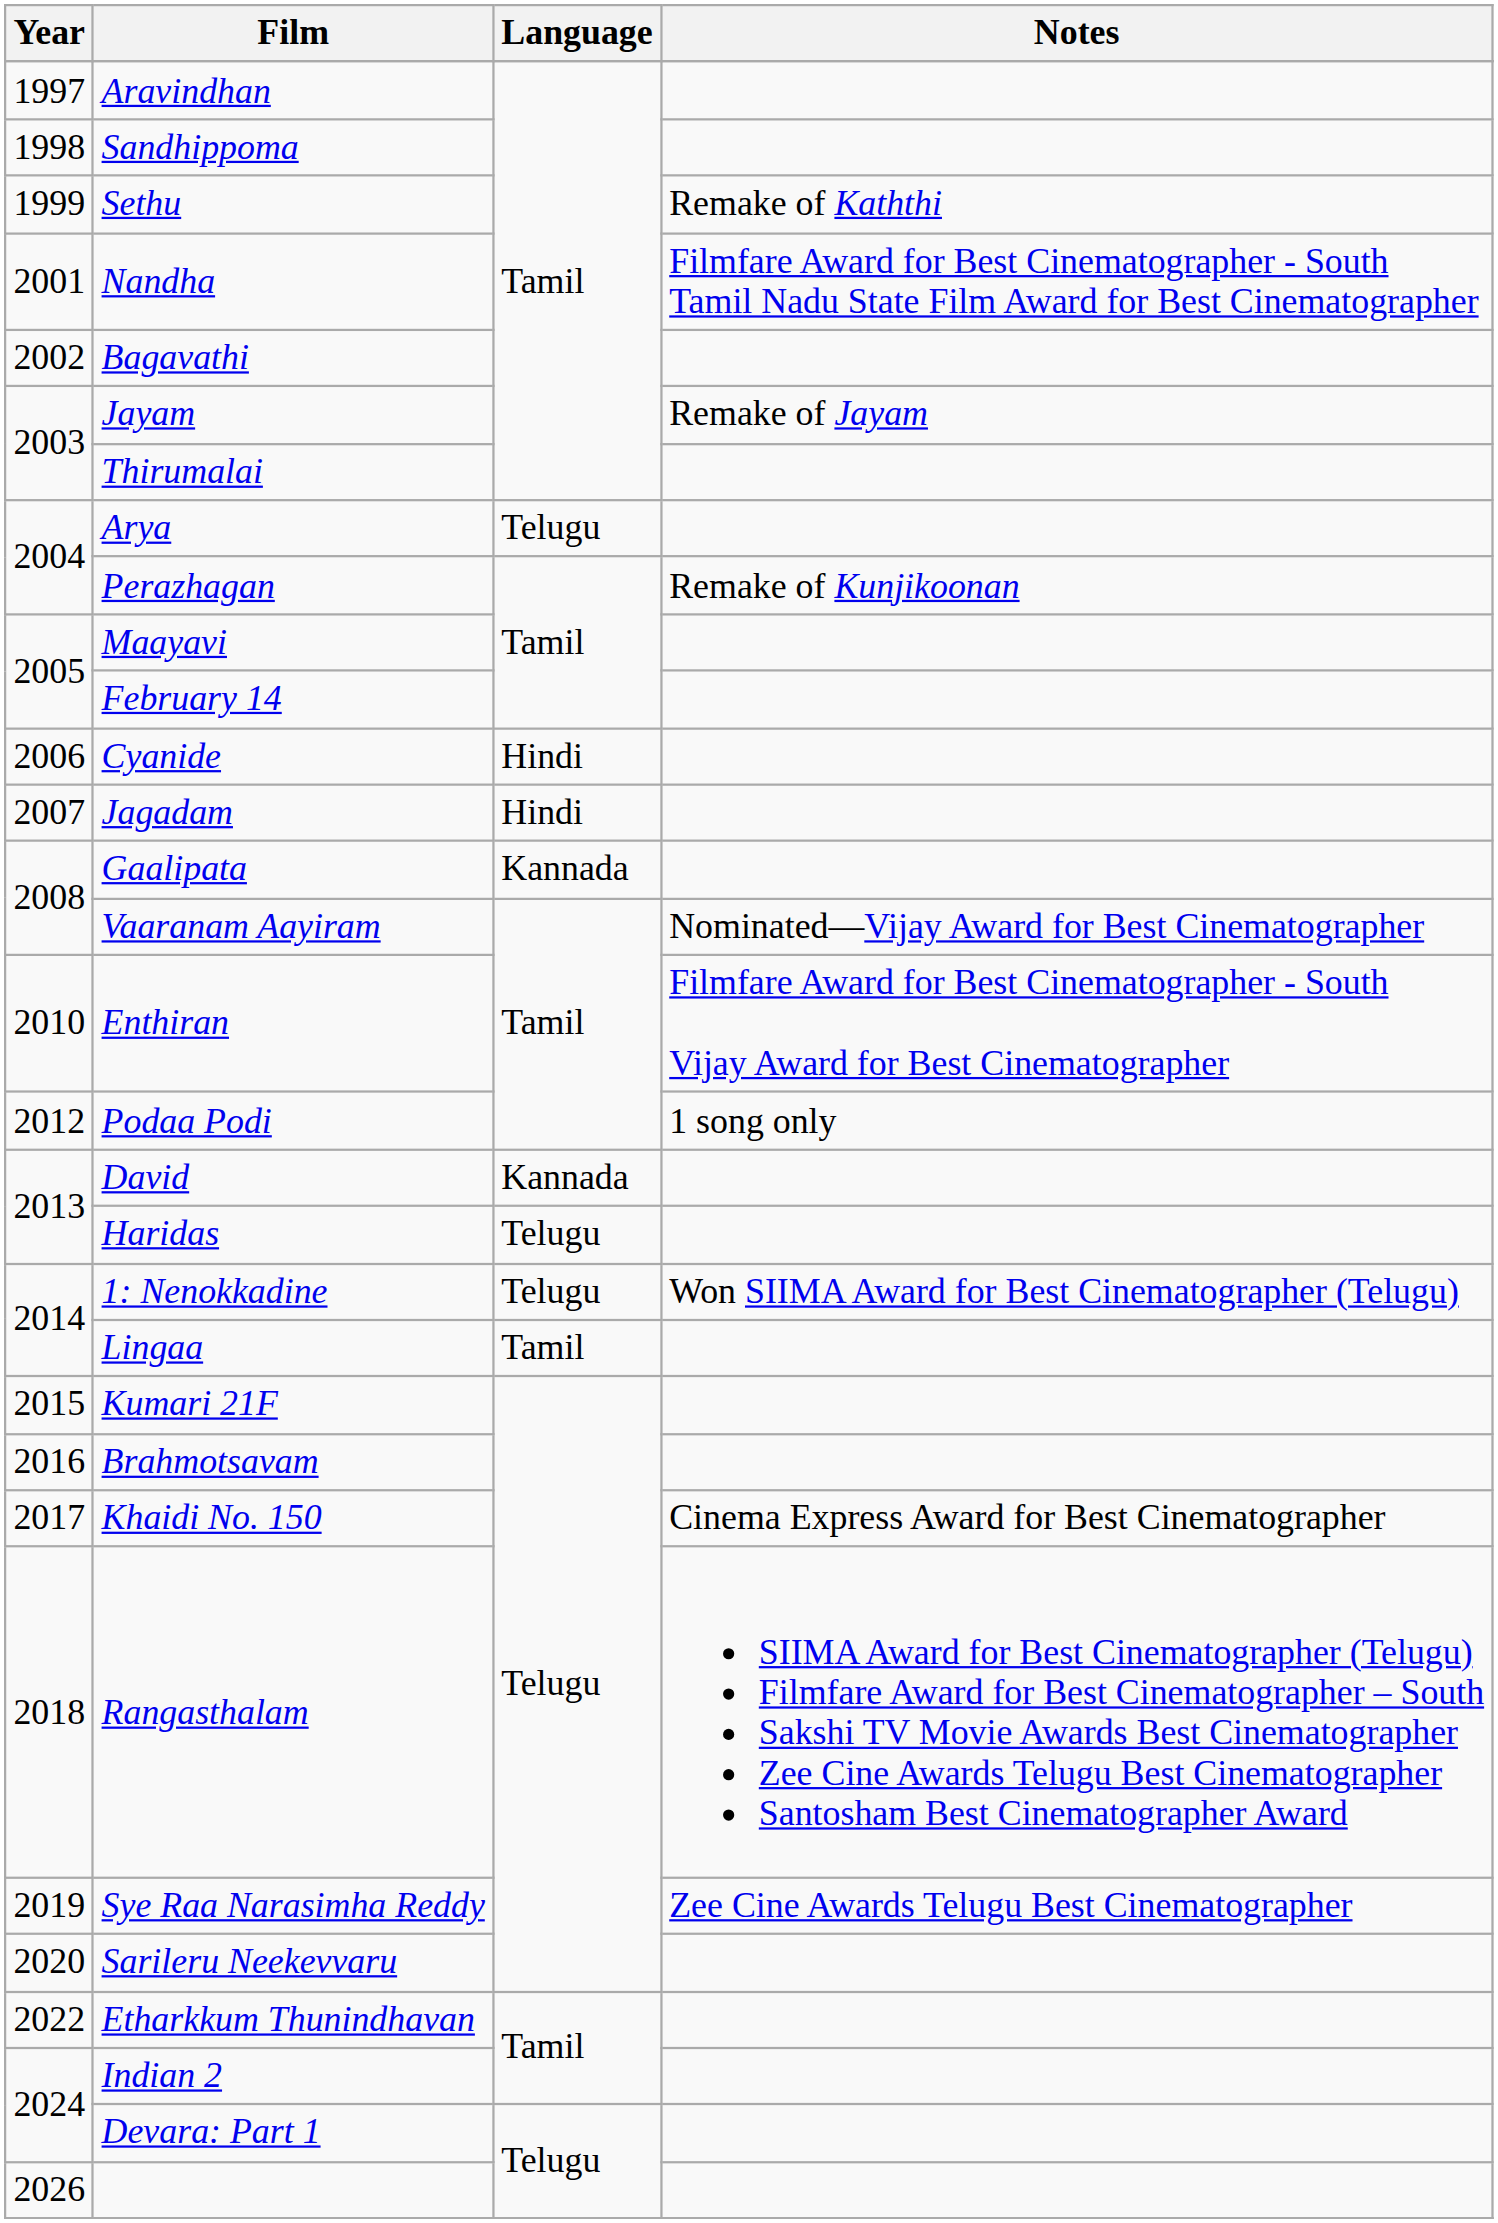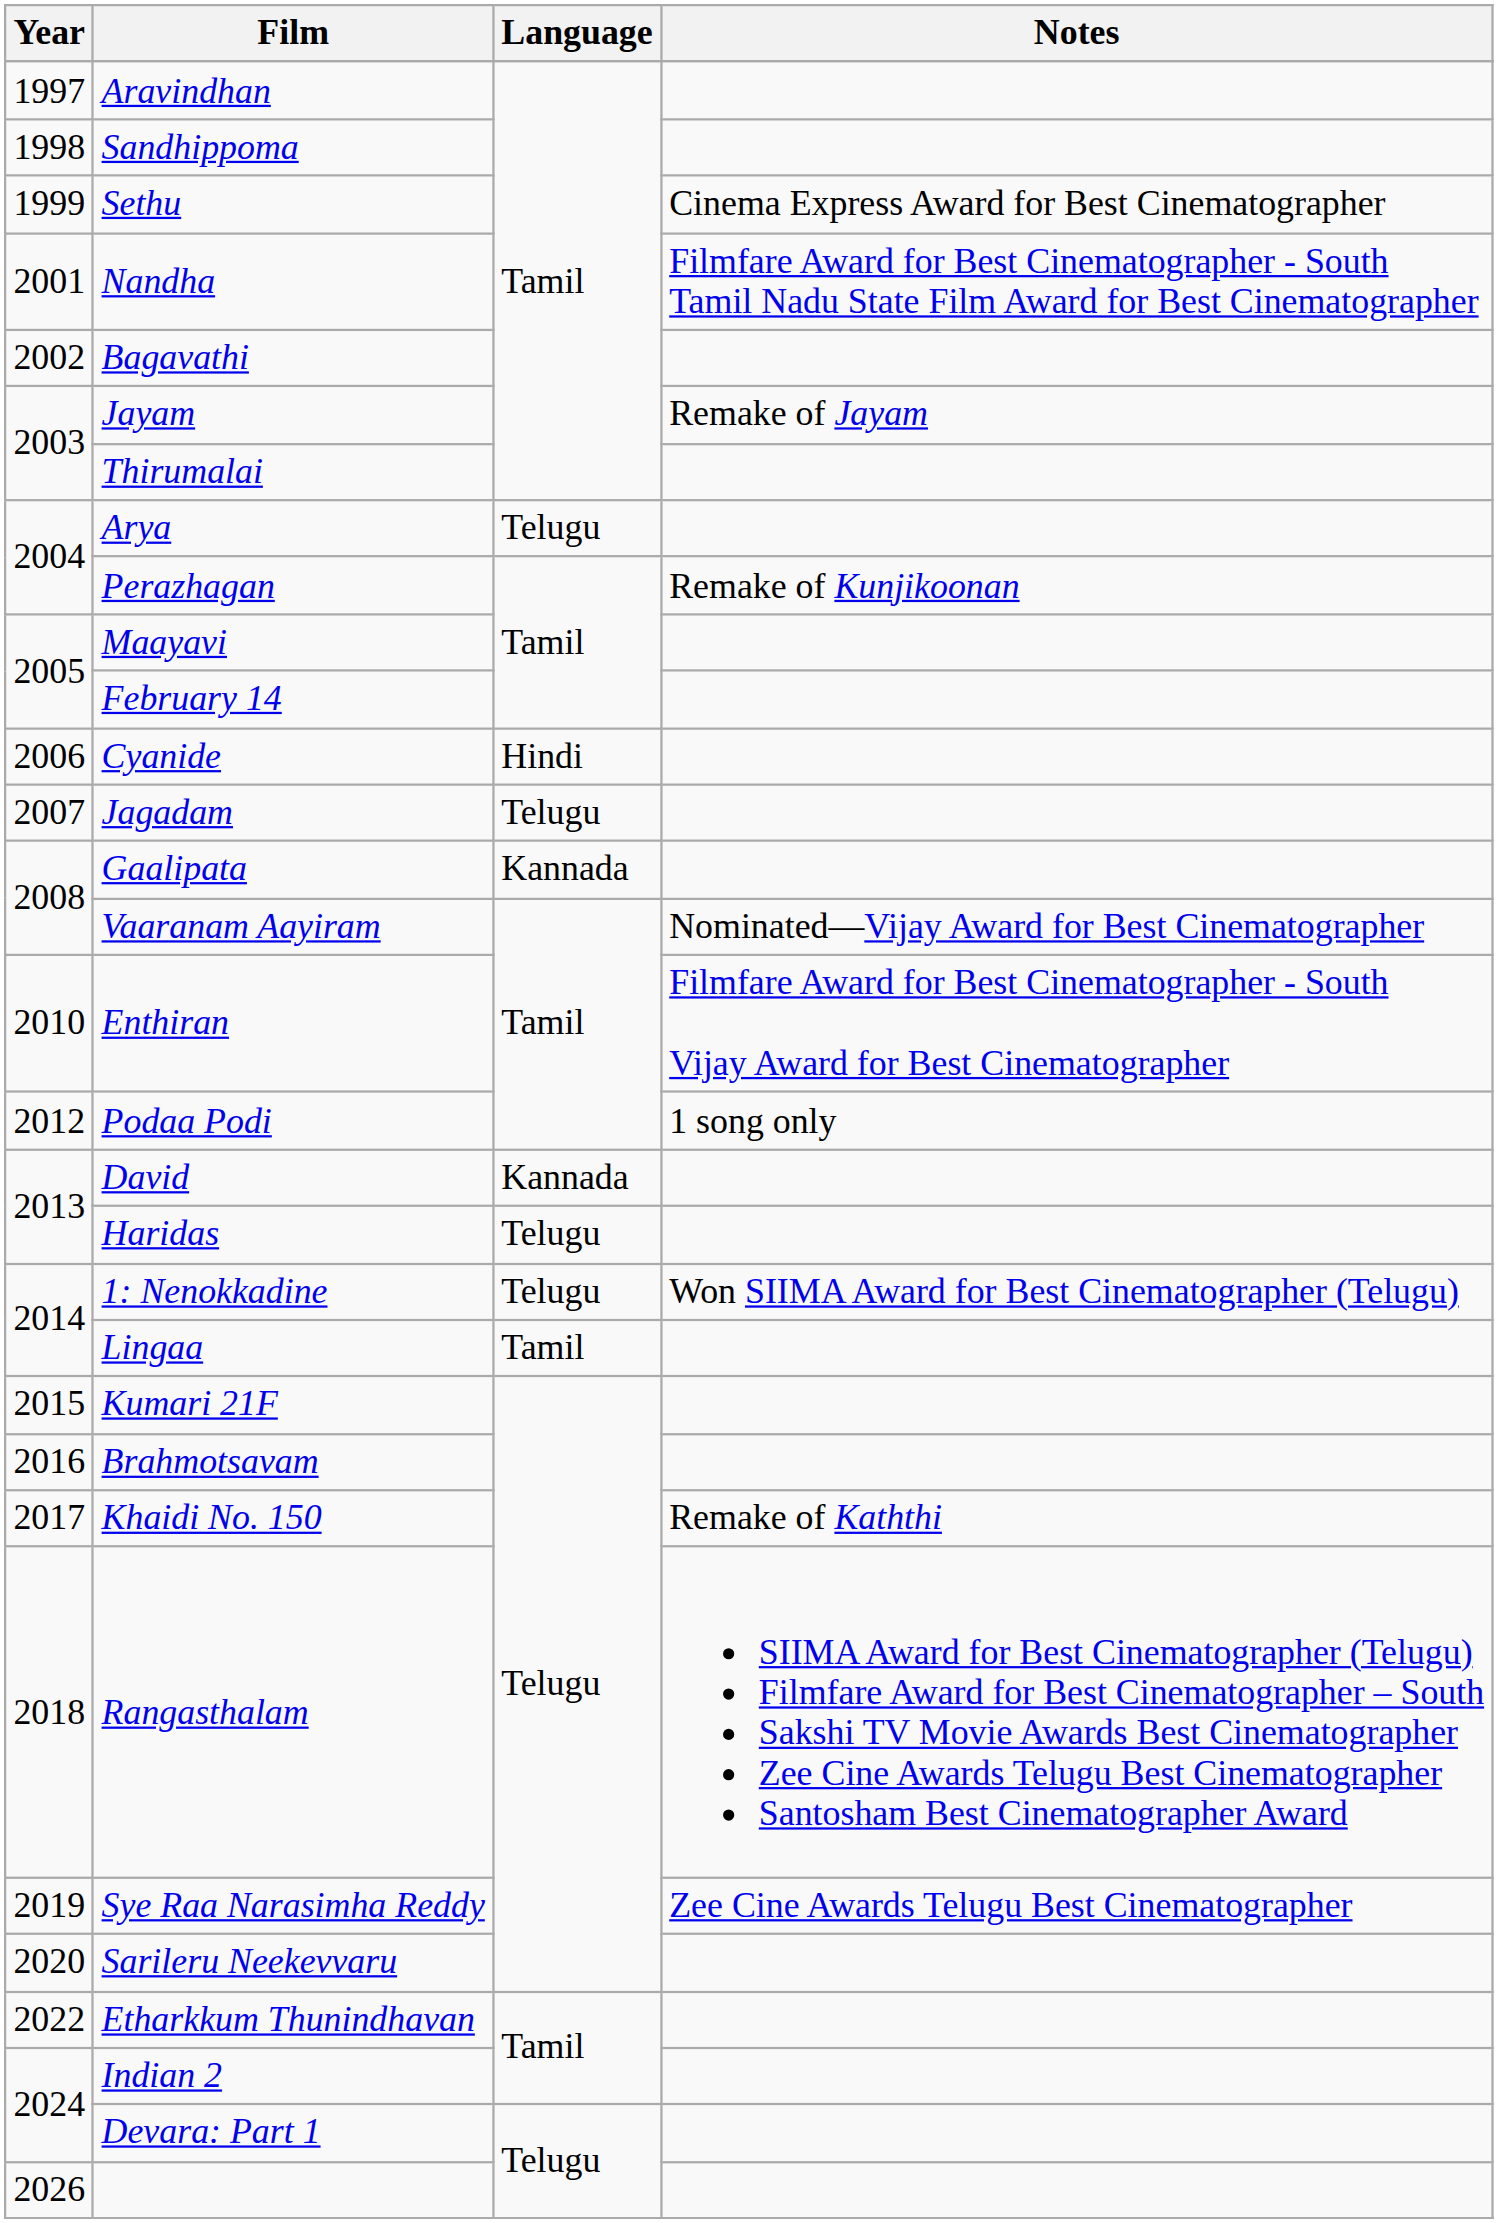(806, 203) Remake of Kaththi -> (1027, 203) Cinema Express Award for Best Cinematographer
(542, 812) Hindi -> (551, 812) Telugu
(1027, 1518) Cinema Express Award for Best Cinematographer -> (806, 1518) Remake of Kaththi
